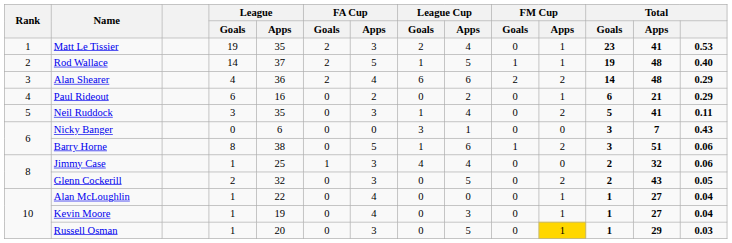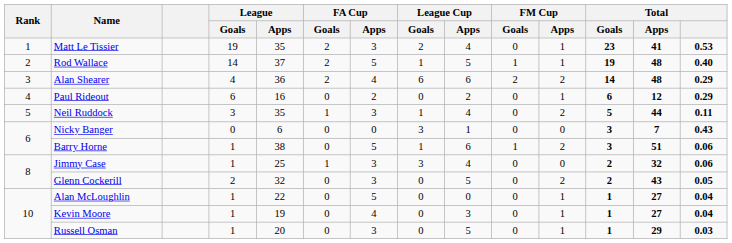(657, 96) 21 -> (657, 96) 12
(327, 113) 0 -> (327, 113) 1
(657, 113) 41 -> (657, 113) 44
(233, 146) 8 -> (233, 146) 1
(421, 163) 4 -> (421, 163) 3
(374, 197) 4 -> (374, 197) 5
(562, 230) gold background -> (562, 230) no background
